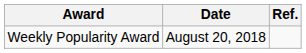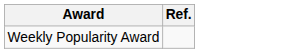- column: (216, 15)
